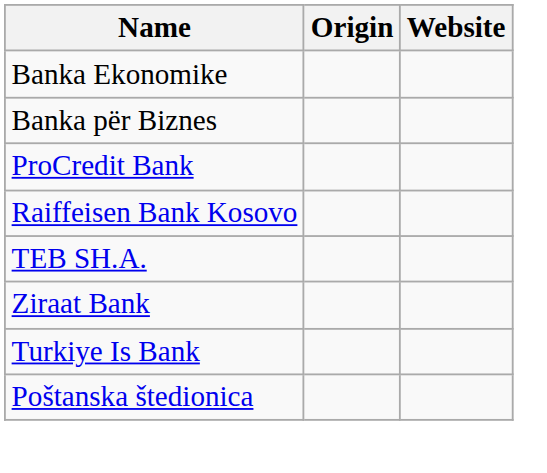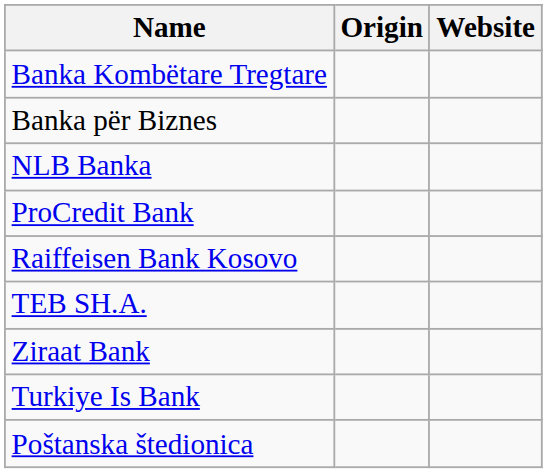- row: (120, 73)
+ row: (169, 73)
+ row: (82, 166)
